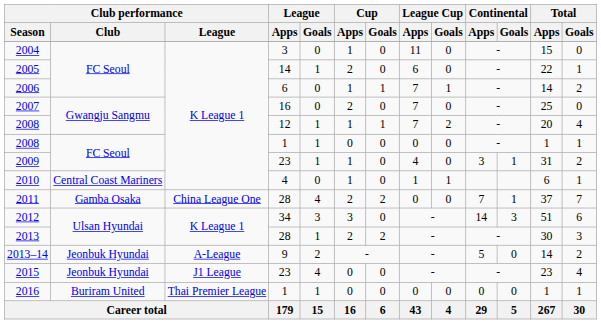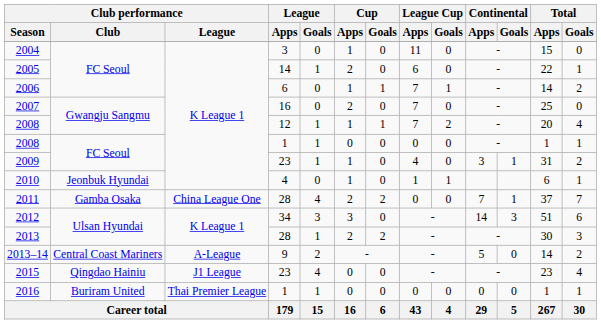(108, 180) Central Coast Mariners -> (108, 180) Jeonbuk Hyundai
(108, 254) Jeonbuk Hyundai -> (108, 254) Central Coast Mariners
(108, 273) Jeonbuk Hyundai -> (108, 273) Qingdao Hainiu
